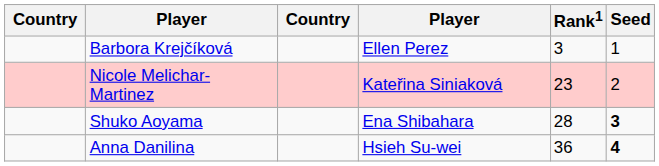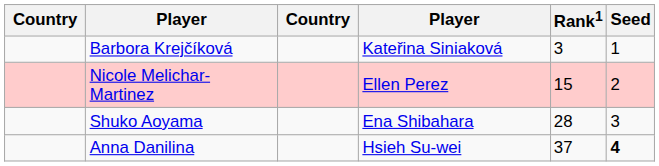(405, 49) Ellen Perez -> (432, 49) Kateřina Siniaková
(432, 85) Kateřina Siniaková -> (405, 85) Ellen Perez
(563, 85) 23 -> (563, 85) 15
(615, 121) bold -> (615, 121) normal
(563, 147) 36 -> (563, 147) 37
